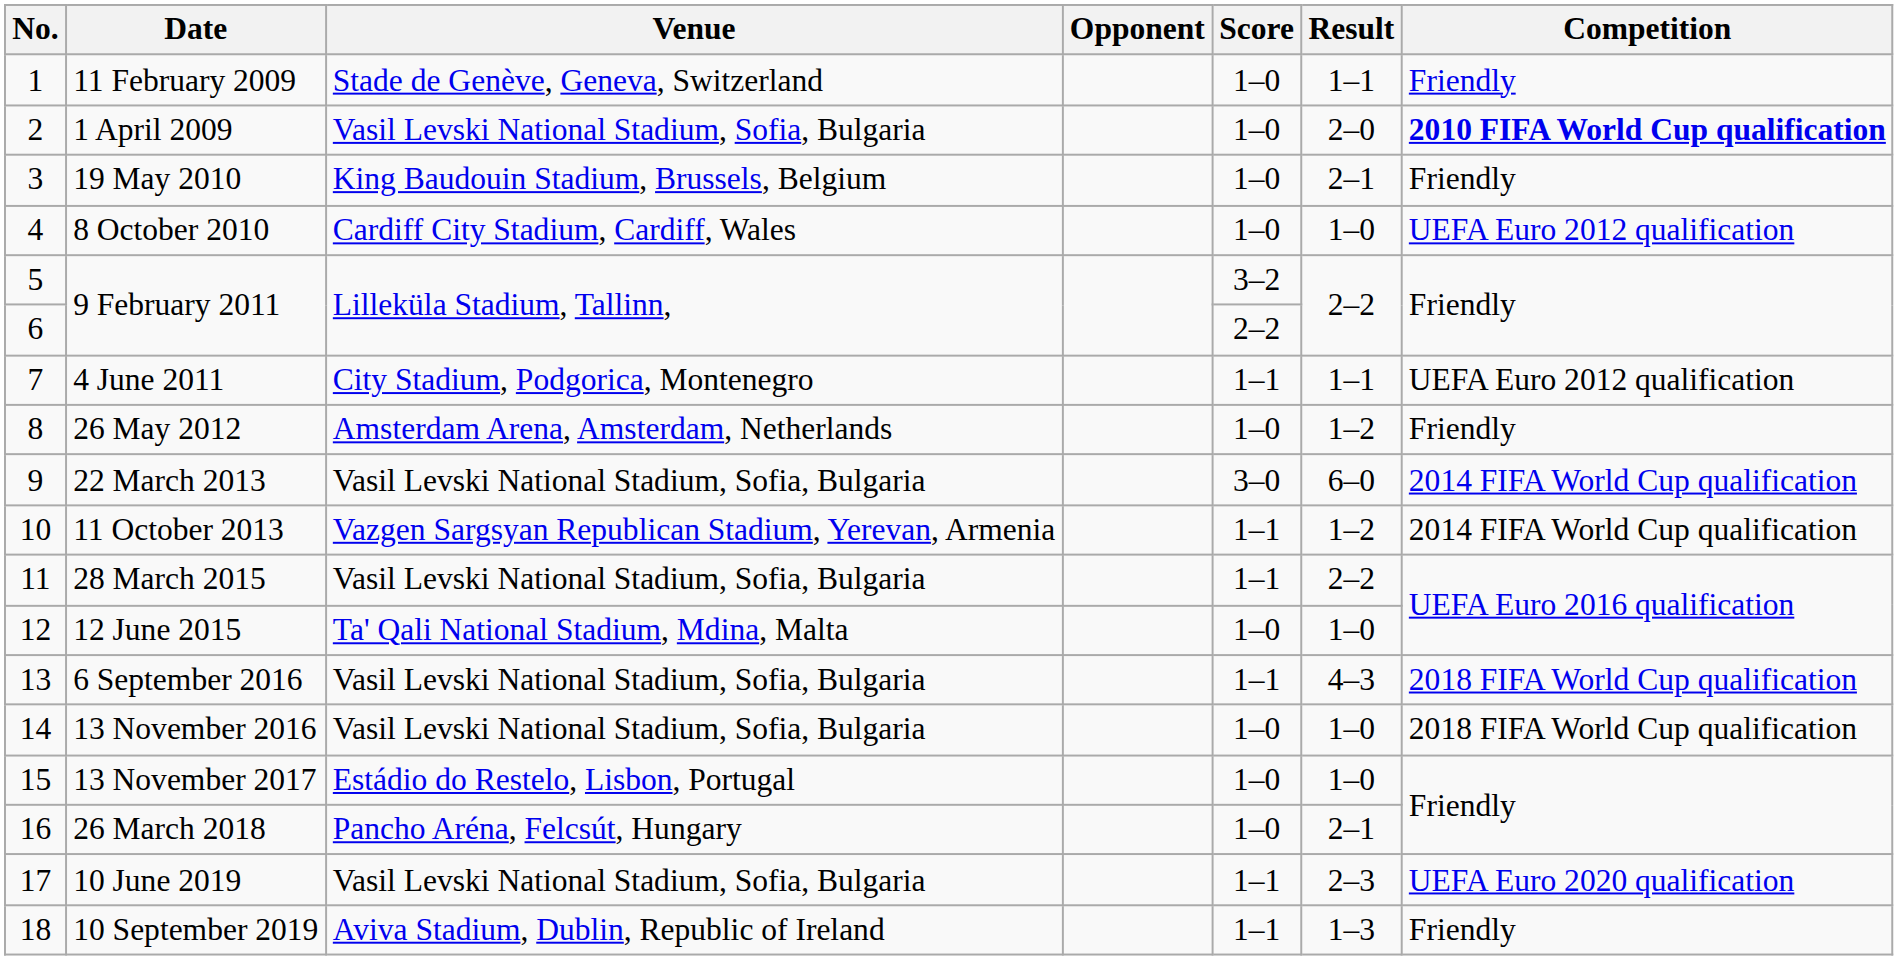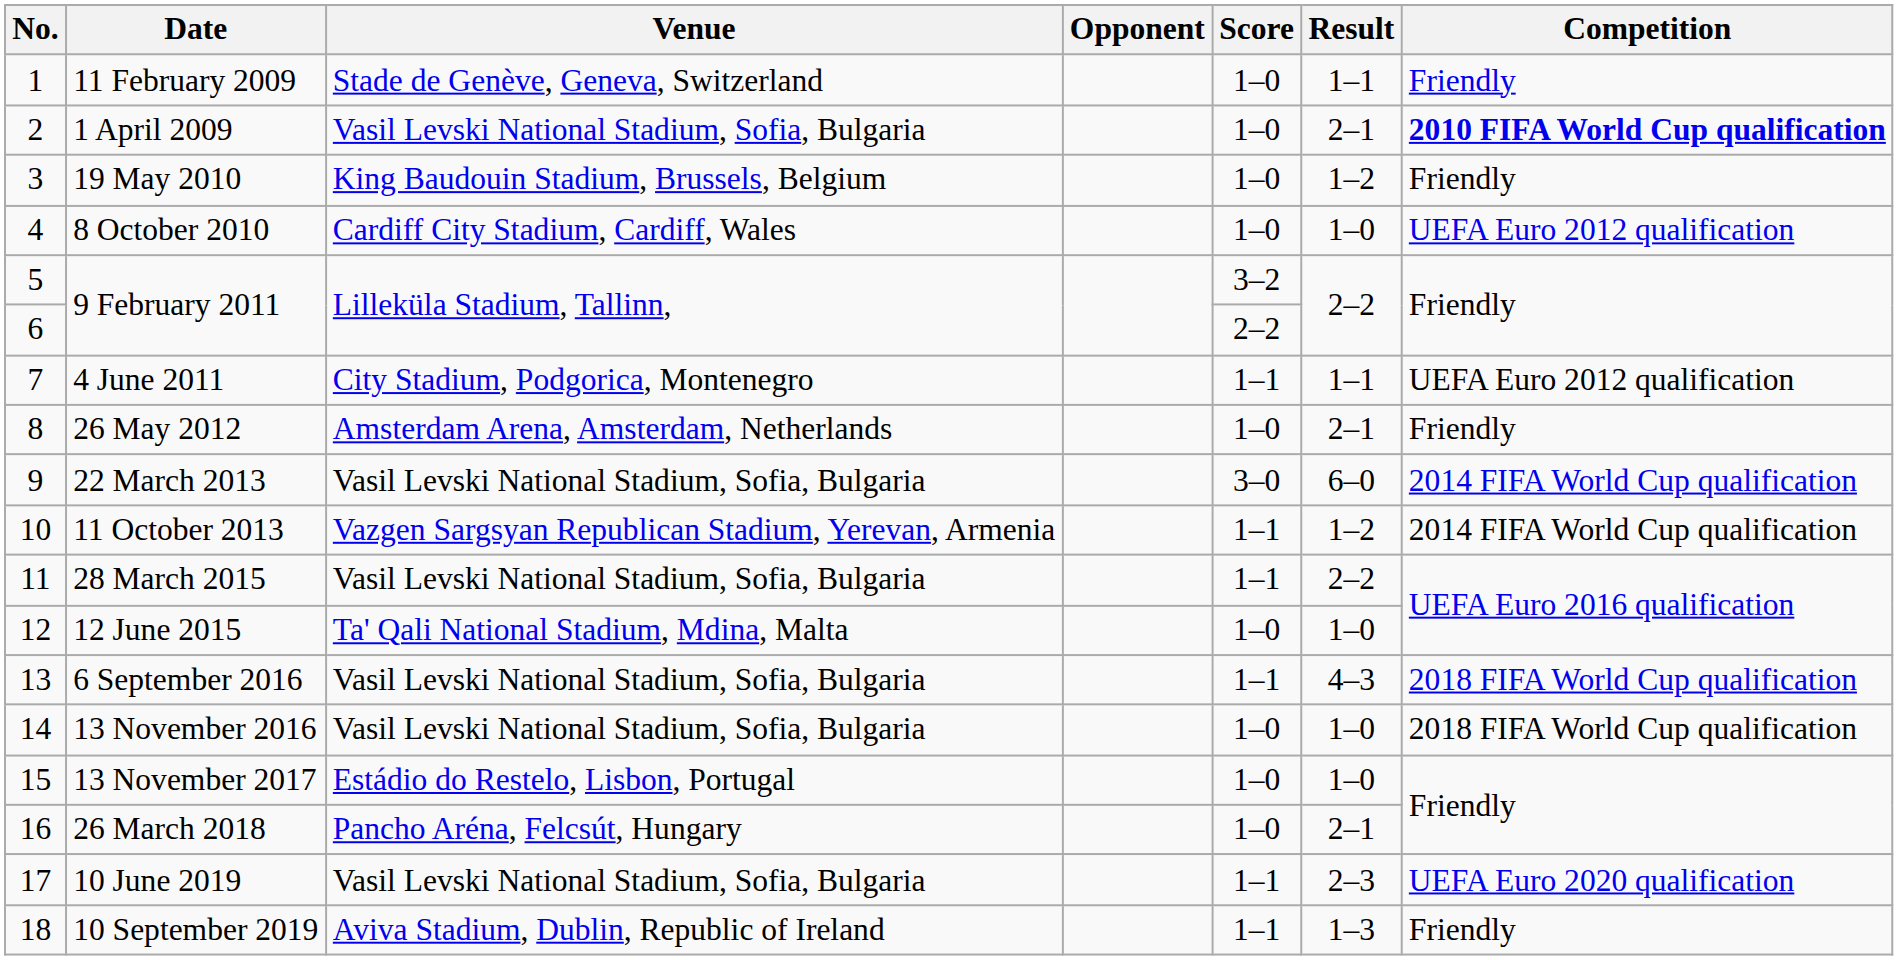(1351, 129) 2–0 -> (1351, 129) 2–1
(1351, 179) 2–1 -> (1351, 179) 1–2
(1351, 429) 1–2 -> (1351, 429) 2–1
